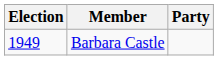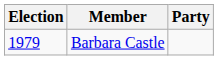(24, 42) 1949 -> (24, 42) 1979
